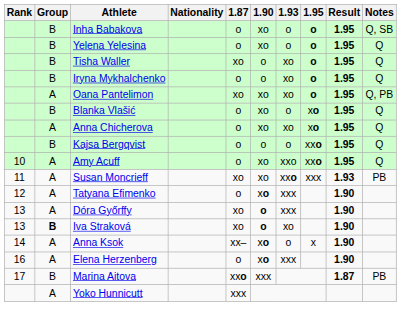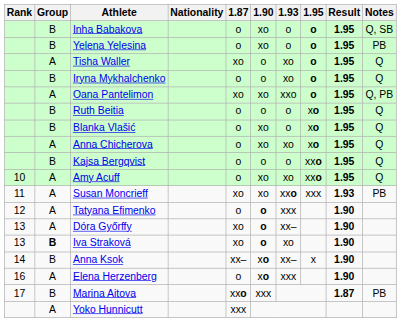(379, 45) Q -> (379, 45) PB
(53, 62) B -> (53, 62) A
(288, 95) xo -> (288, 95) xxo
+ row: (98, 111)
(288, 161) xxo -> (288, 177) xo
(263, 194) xo -> (263, 210) o
(288, 210) xxx -> (288, 227) xx–
(53, 243) A -> (53, 260) B
(288, 243) o -> (288, 260) xx–
